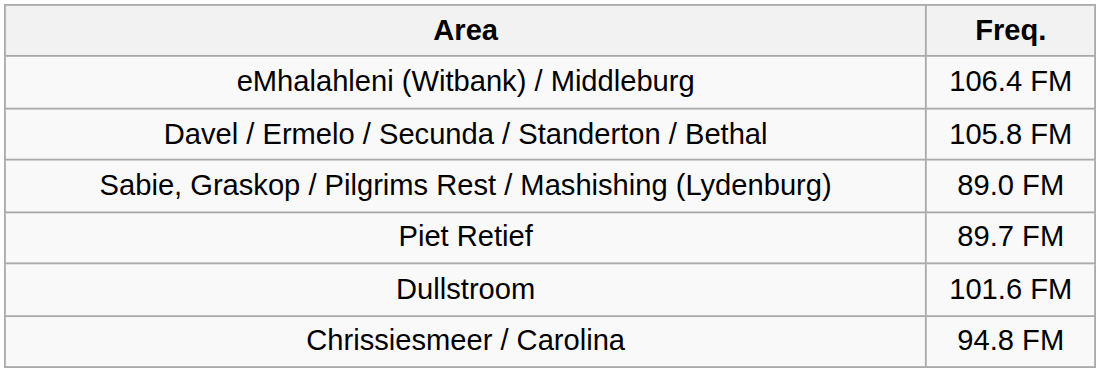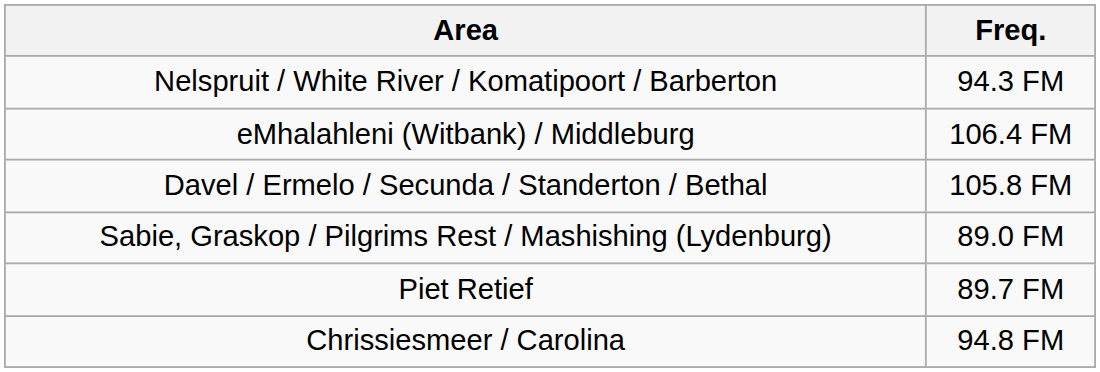+ row: (466, 82)
- row: (466, 288)
